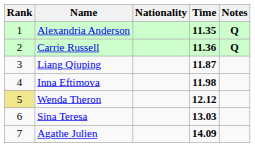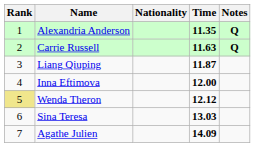(204, 47) 11.36 -> (204, 47) 11.63
(204, 82) 11.98 -> (204, 82) 12.00
